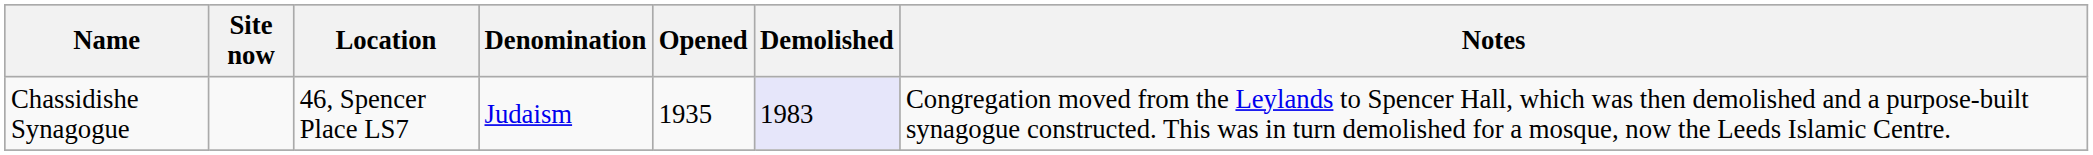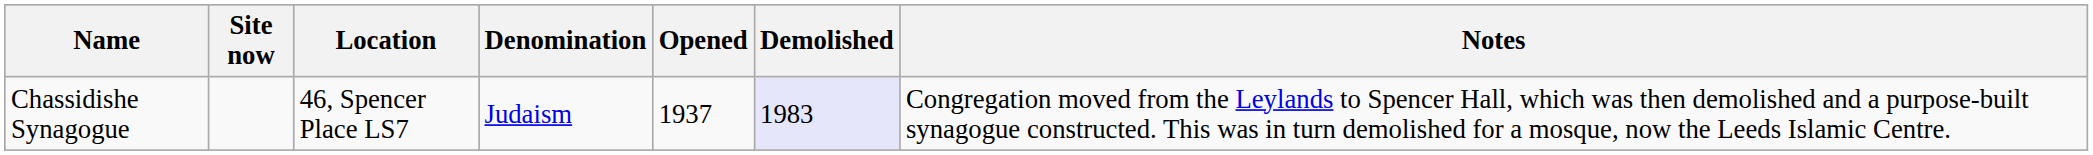(685, 113) 1935 -> (685, 113) 1937
